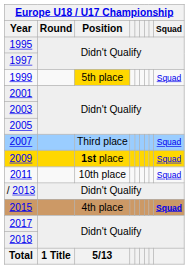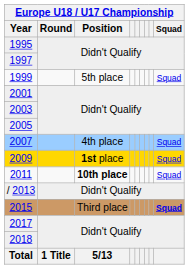(102, 77) gold background -> (102, 77) no background
(102, 142) Third place -> (102, 142) 4th place
(102, 175) normal -> (102, 175) bold
(102, 207) 4th place -> (102, 207) Third place
